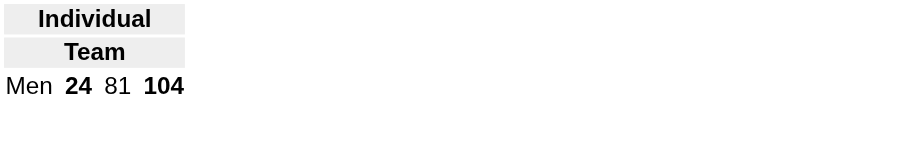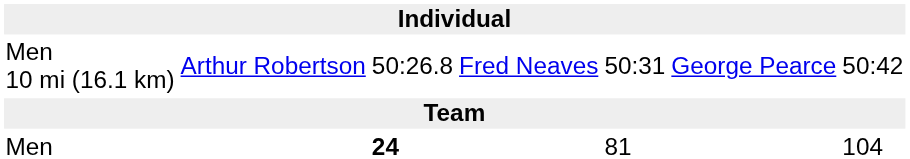+ row: (90, 66)
(164, 85) bold -> (863, 146) normal
